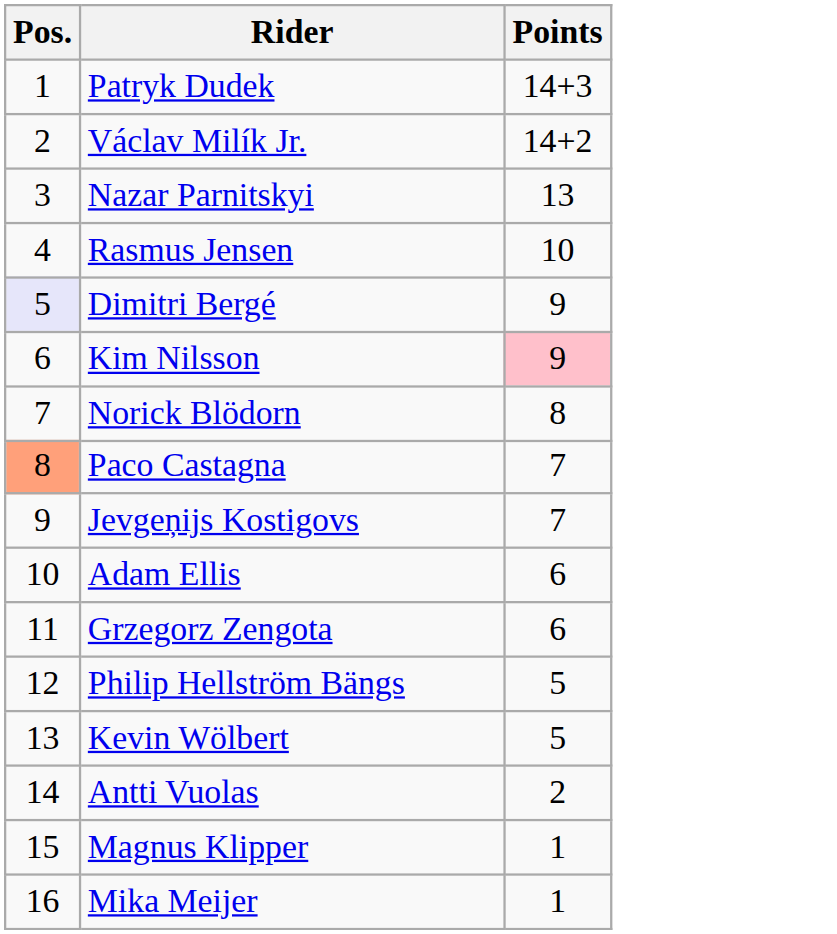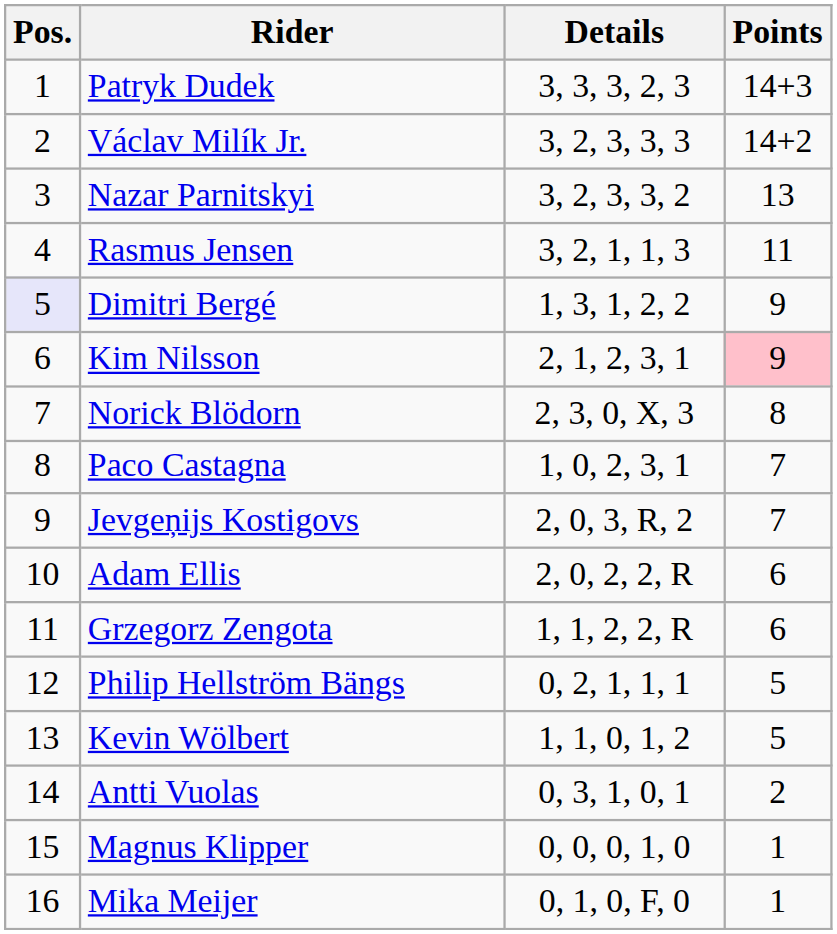+ column: (614, 31)
(558, 248) 10 -> (778, 248) 11
(43, 466) lightsalmon background -> (43, 466) no background
